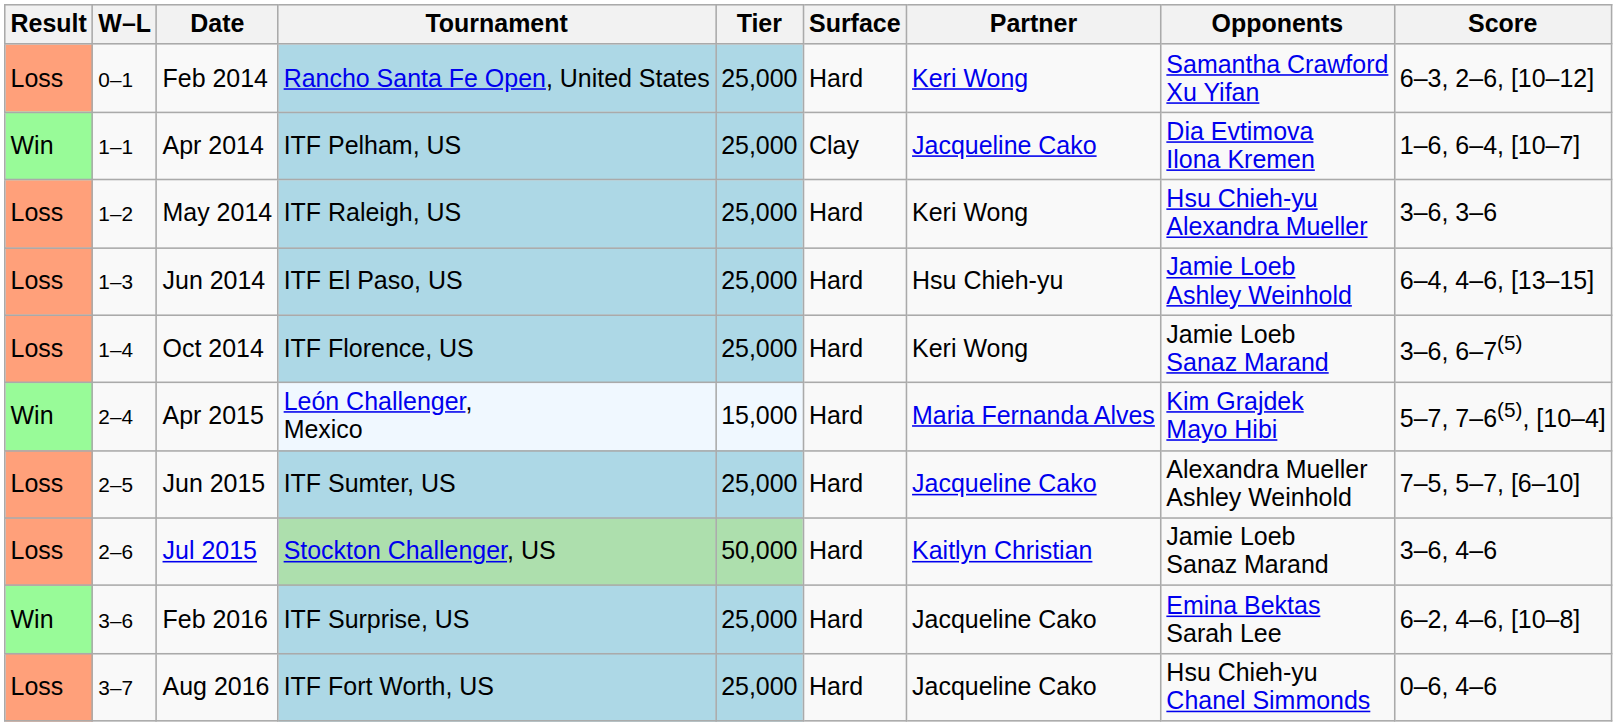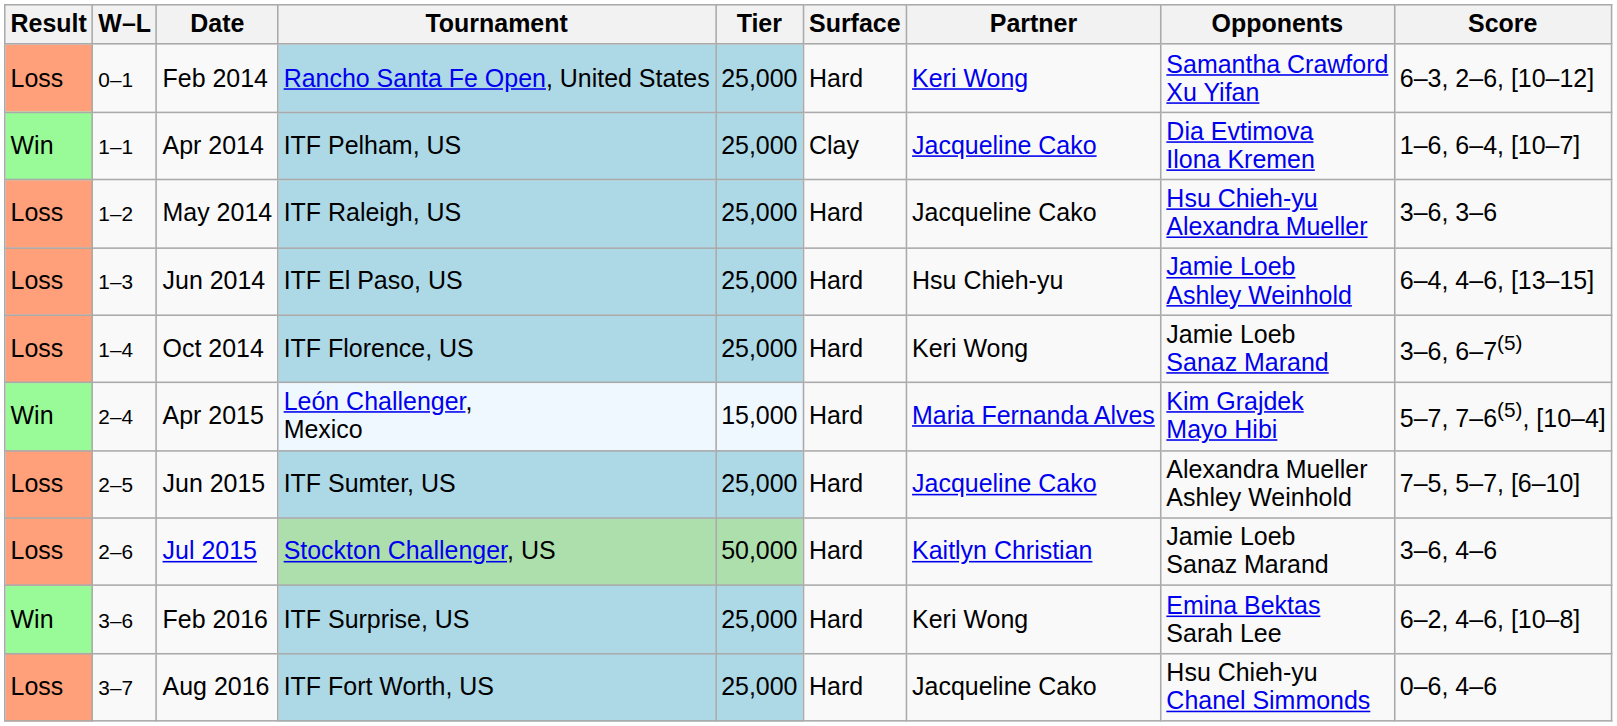(970, 213) Keri Wong -> (1004, 213) Jacqueline Cako
(1004, 619) Jacqueline Cako -> (970, 619) Keri Wong
